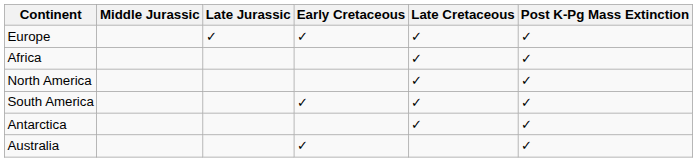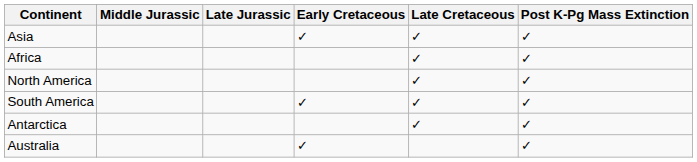+ row: (20, 36)
- row: (29, 36)
